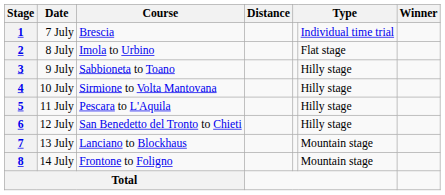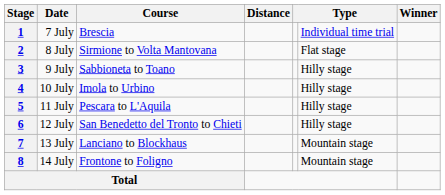(117, 50) Imola to Urbino -> (148, 50) Sirmione to Volta Mantovana
(148, 87) Sirmione to Volta Mantovana -> (117, 87) Imola to Urbino
